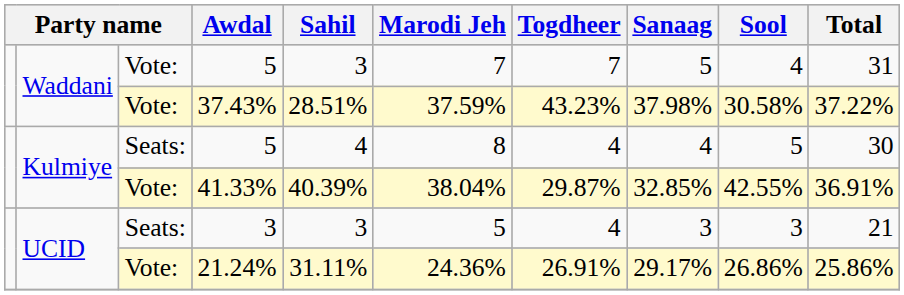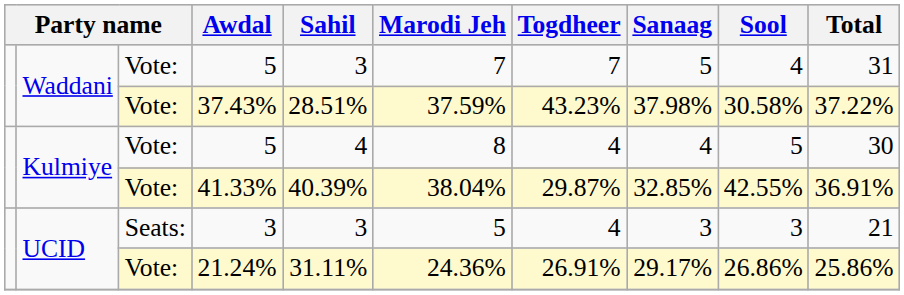(155, 146) Seats: -> (151, 146) Vote:
